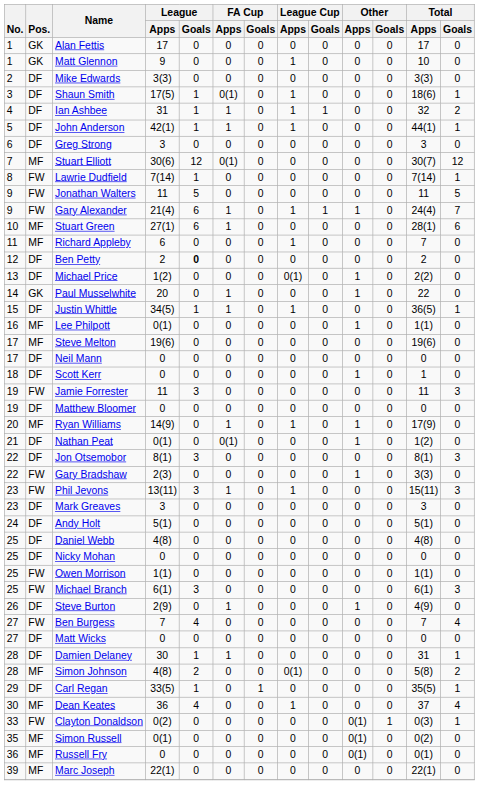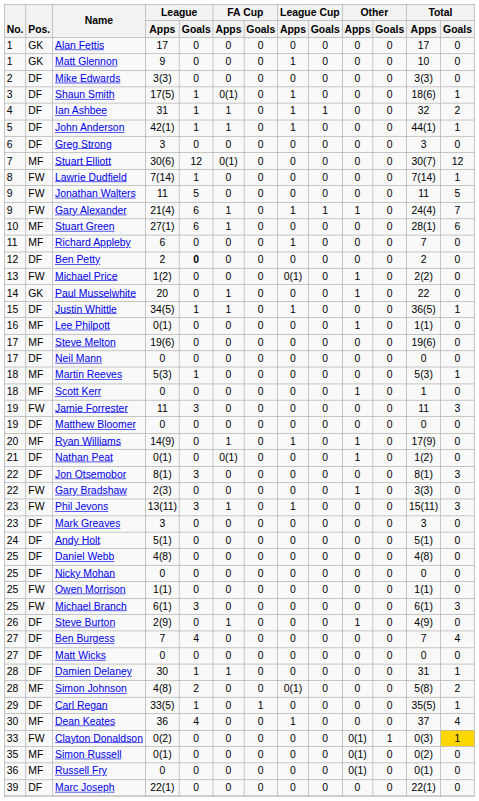(35, 276) DF -> (36, 276) FW
+ row: (89, 375)
(35, 375) DF -> (36, 392) MF
(36, 623) FW -> (35, 639) DF
(458, 721) no background -> (458, 738) gold background
(36, 771) MF -> (35, 787) DF
